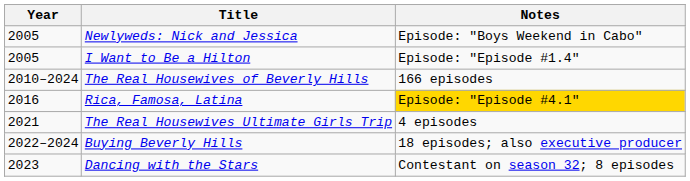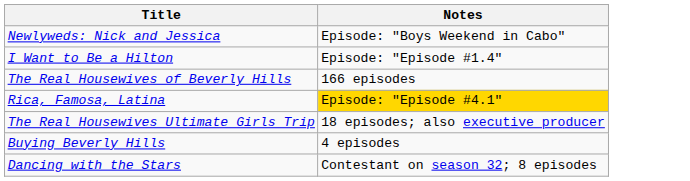- column: (43, 15)
(438, 122) 4 episodes -> (463, 122) 18 episodes; also executive producer
(540, 144) 18 episodes; also executive producer -> (361, 144) 4 episodes
